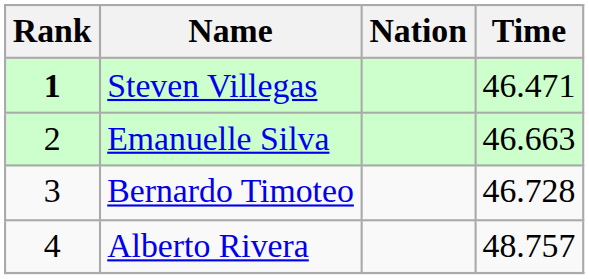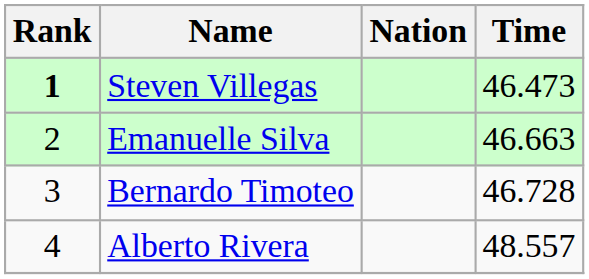(529, 84) 46.471 -> (529, 84) 46.473
(529, 245) 48.757 -> (529, 245) 48.557
